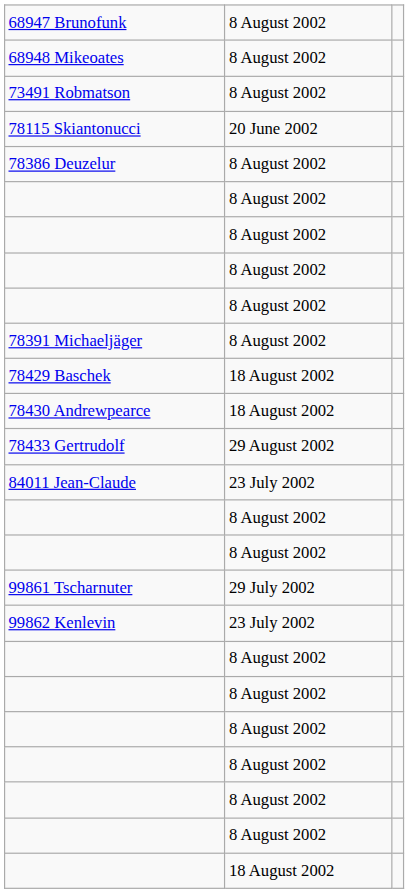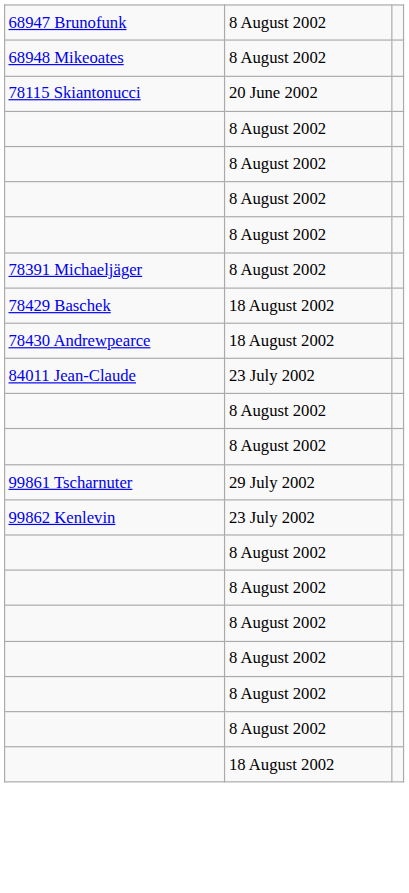- row: (69, 93)
- row: (62, 163)
- row: (67, 446)
